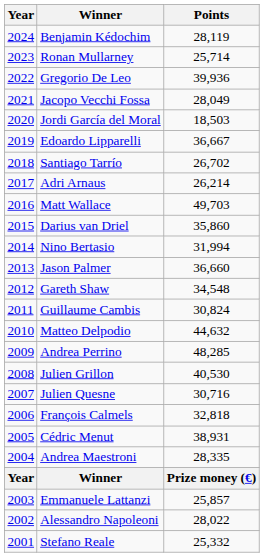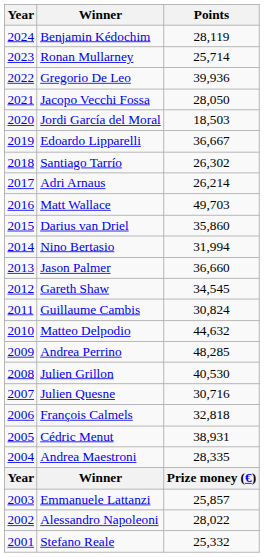(211, 99) 28,049 -> (211, 99) 28,050
(211, 162) 26,702 -> (211, 162) 26,302
(211, 288) 34,548 -> (211, 288) 34,545
